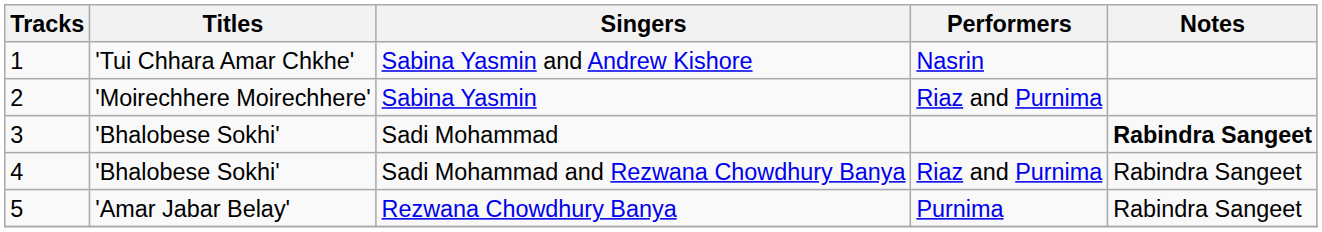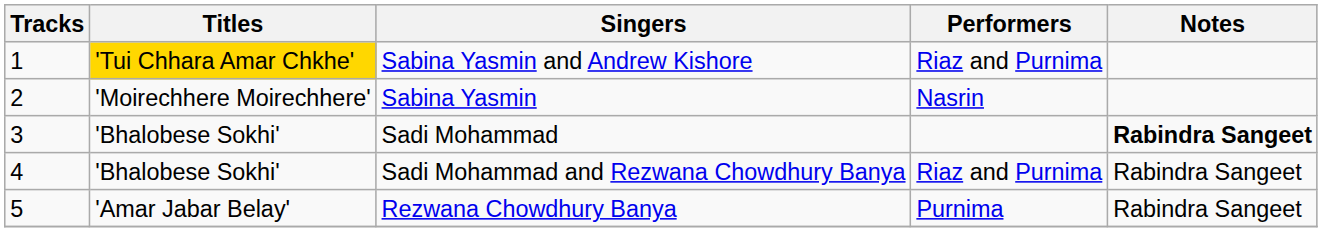(225, 61) no background -> (225, 61) gold background
(950, 61) Nasrin -> (1009, 61) Riaz and Purnima
(1009, 98) Riaz and Purnima -> (950, 98) Nasrin
